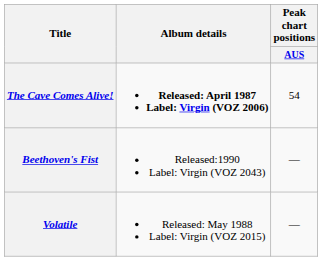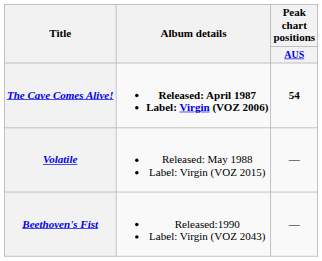(294, 95) normal -> (294, 95) bold
rows swapped: (60, 224) <-> (60, 159)
